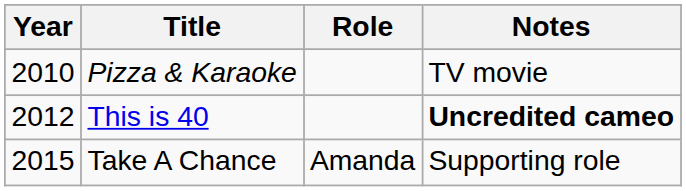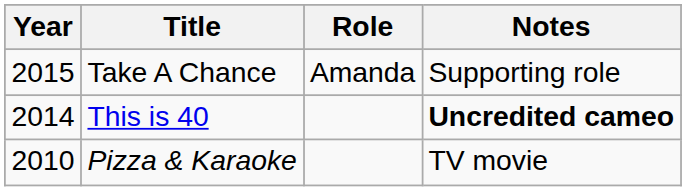rows swapped: (192, 71) <-> (182, 161)
(43, 116) 2012 -> (43, 116) 2014
